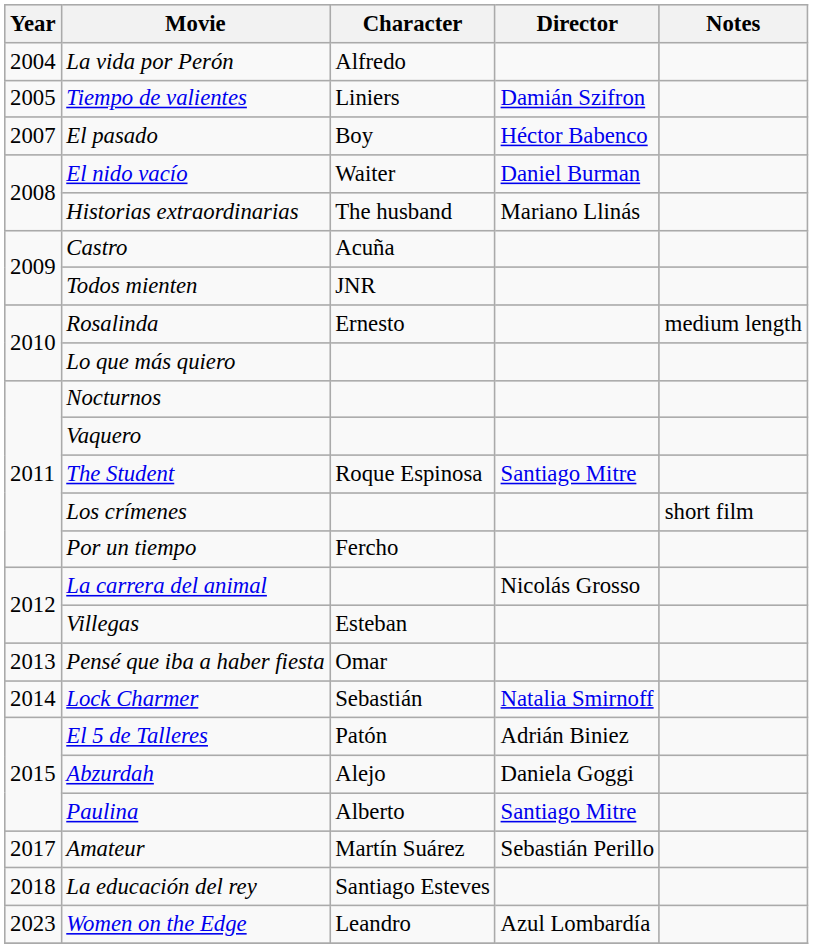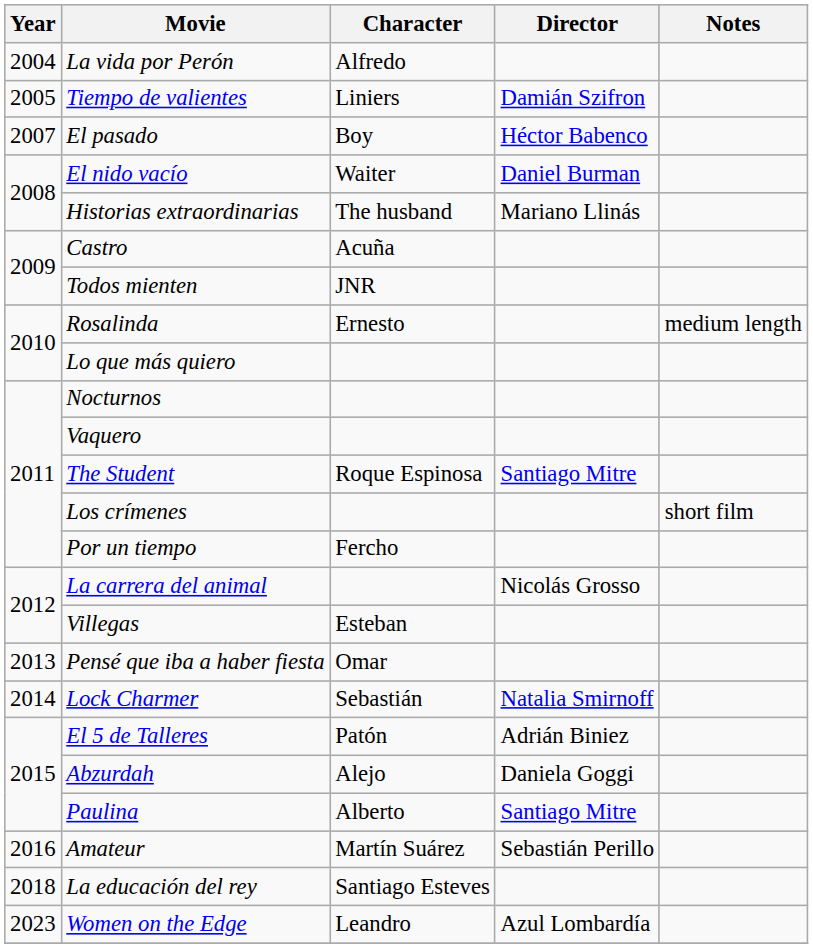(33, 849) 2017 -> (33, 849) 2016
